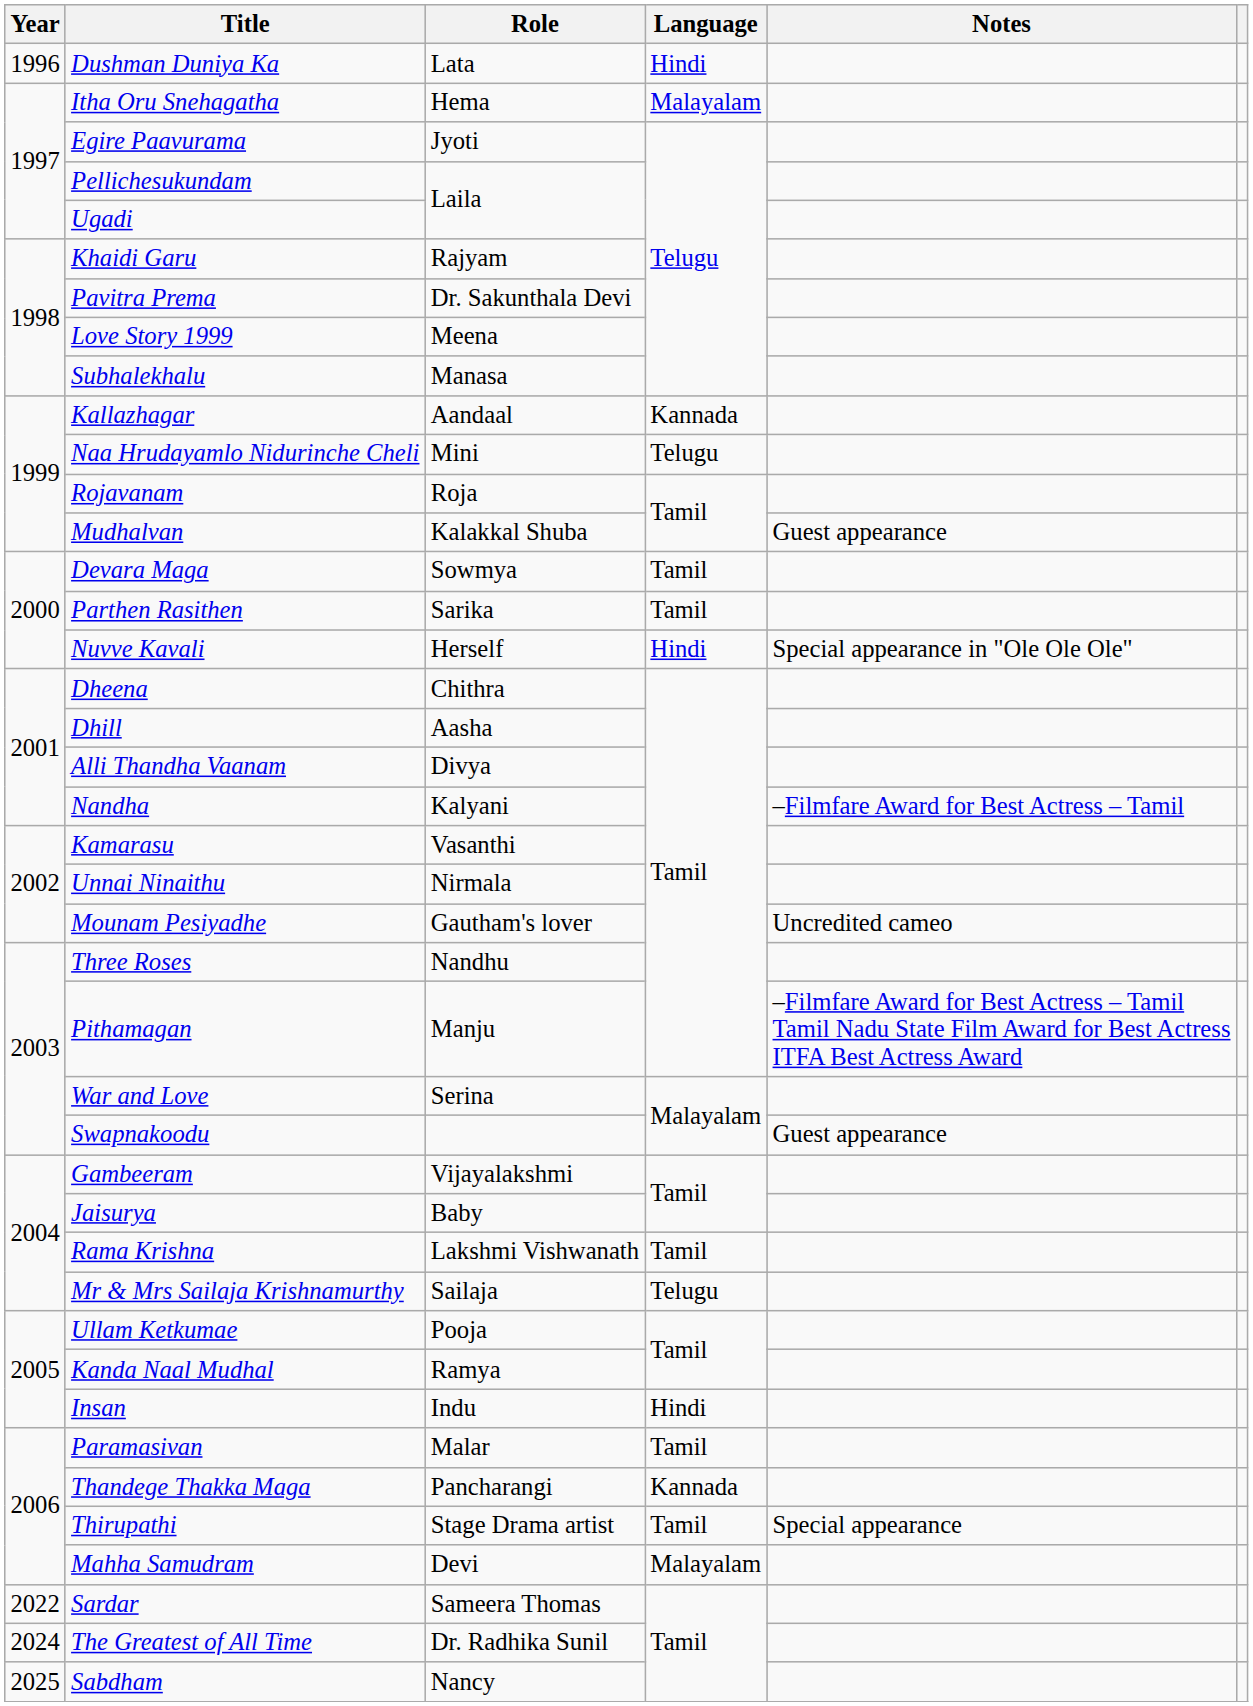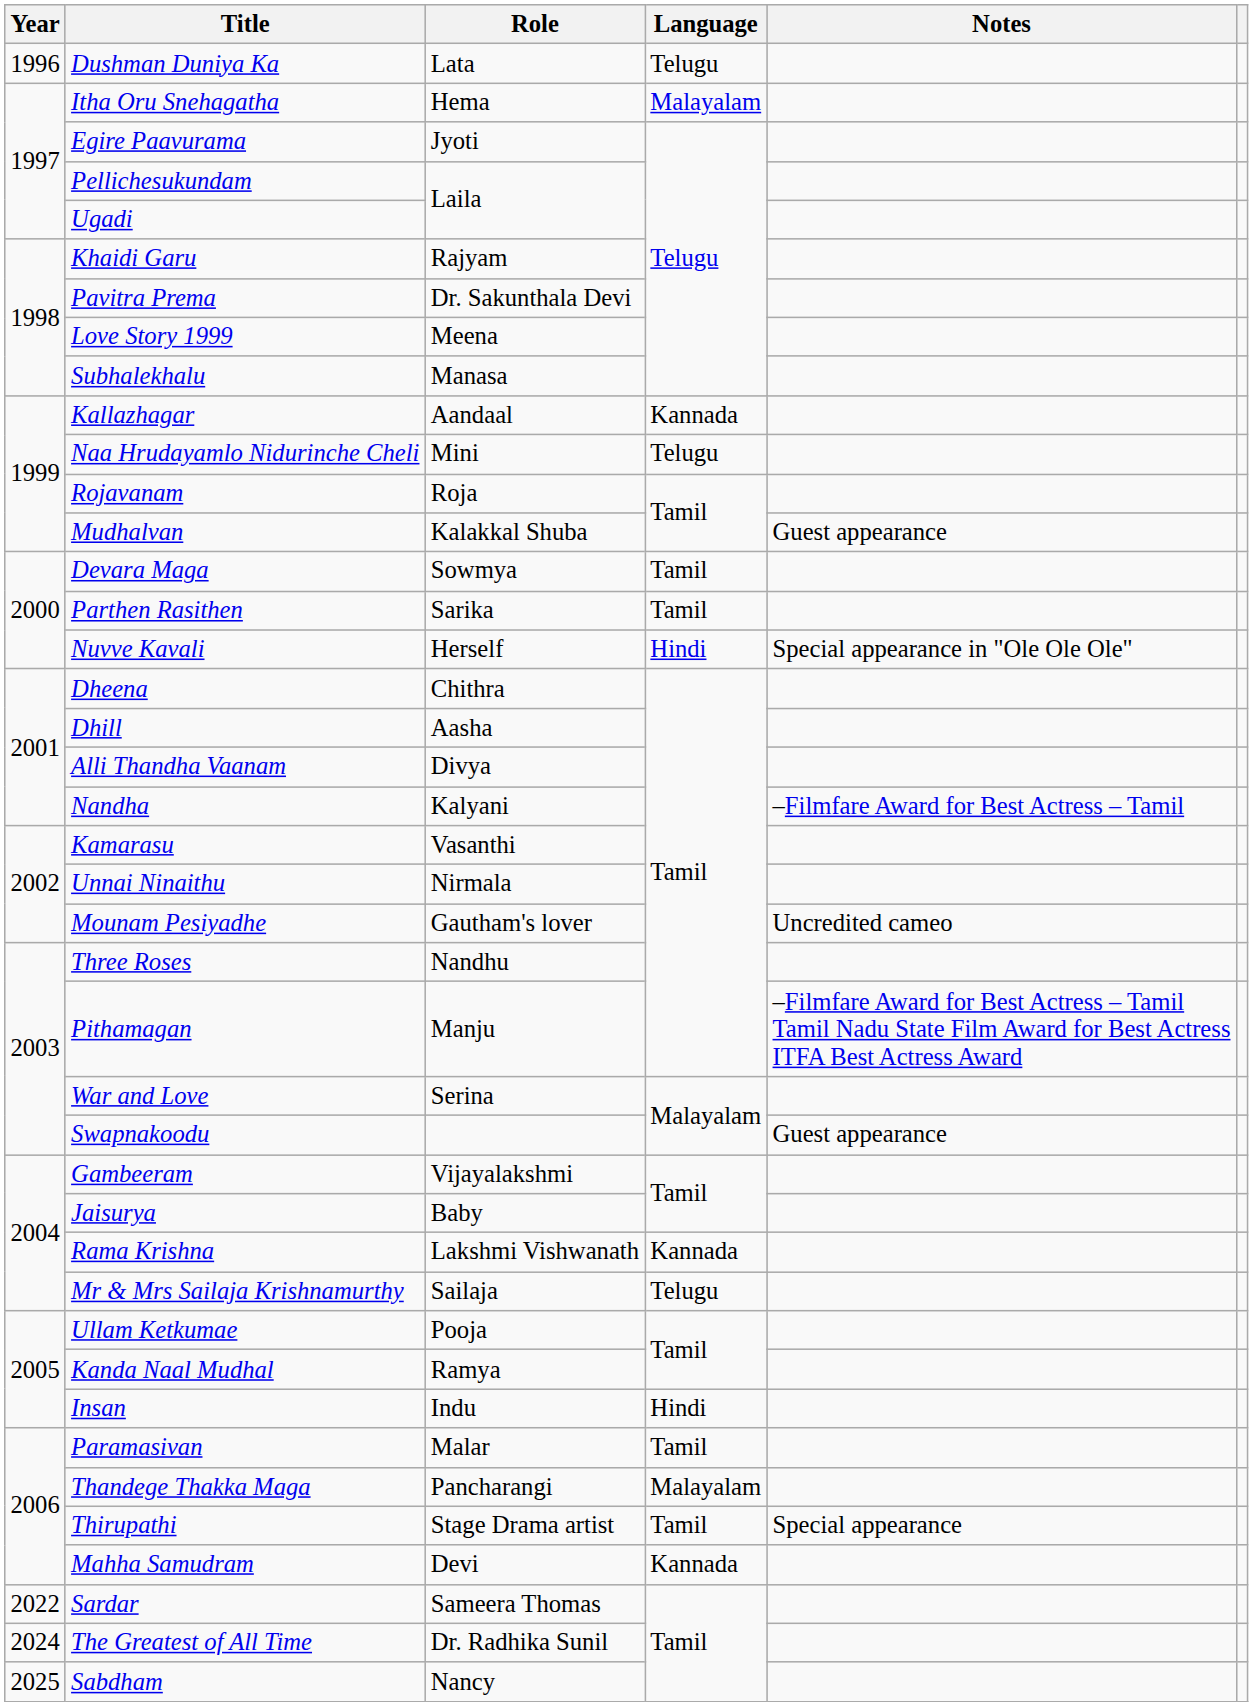(678, 63) Hindi -> (684, 63) Telugu
(679, 1251) Tamil -> (694, 1251) Kannada
(694, 1486) Kannada -> (706, 1486) Malayalam
(706, 1564) Malayalam -> (694, 1564) Kannada
